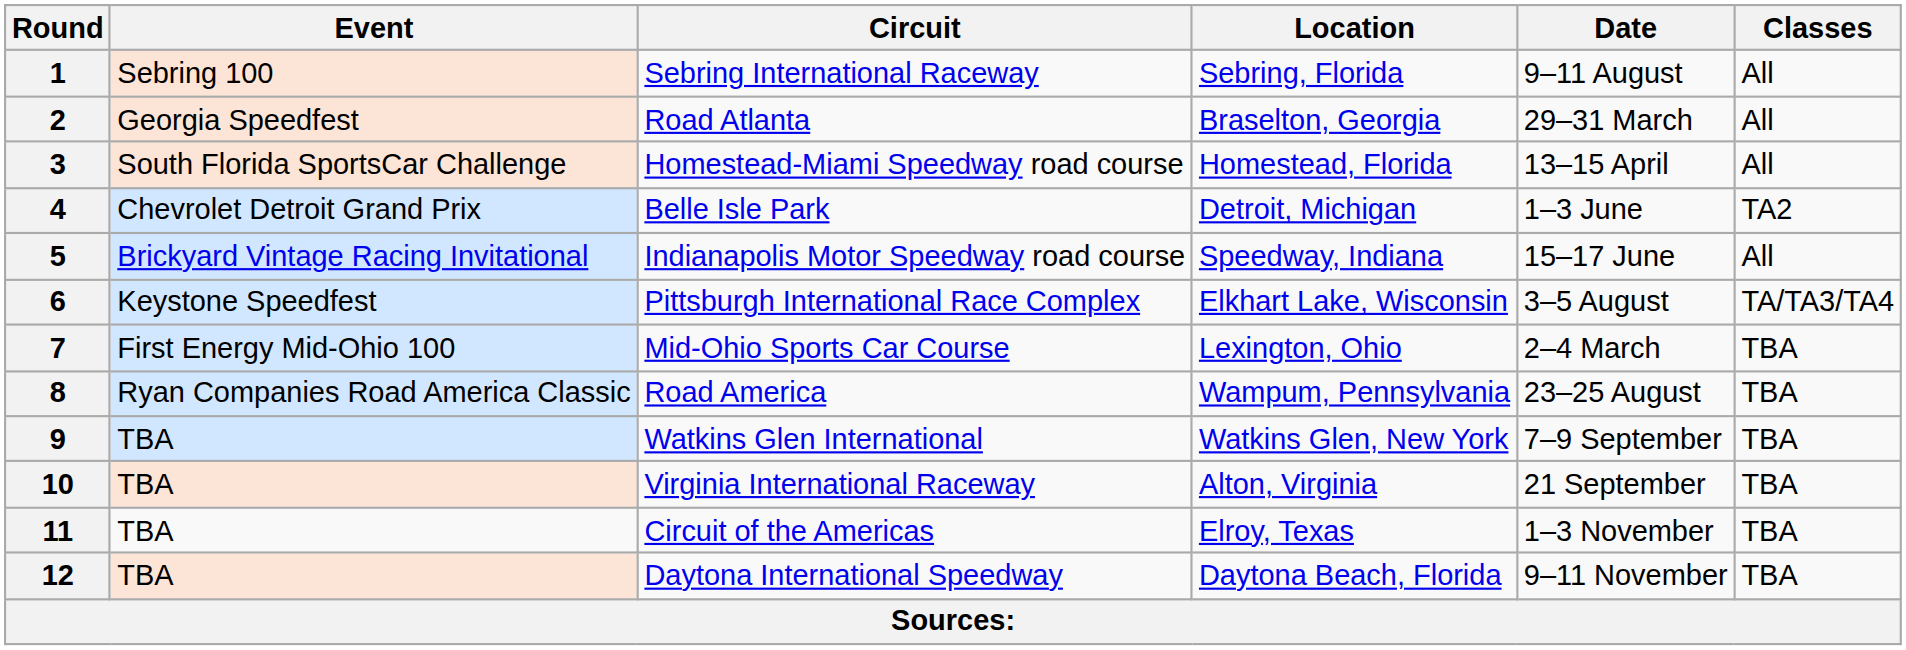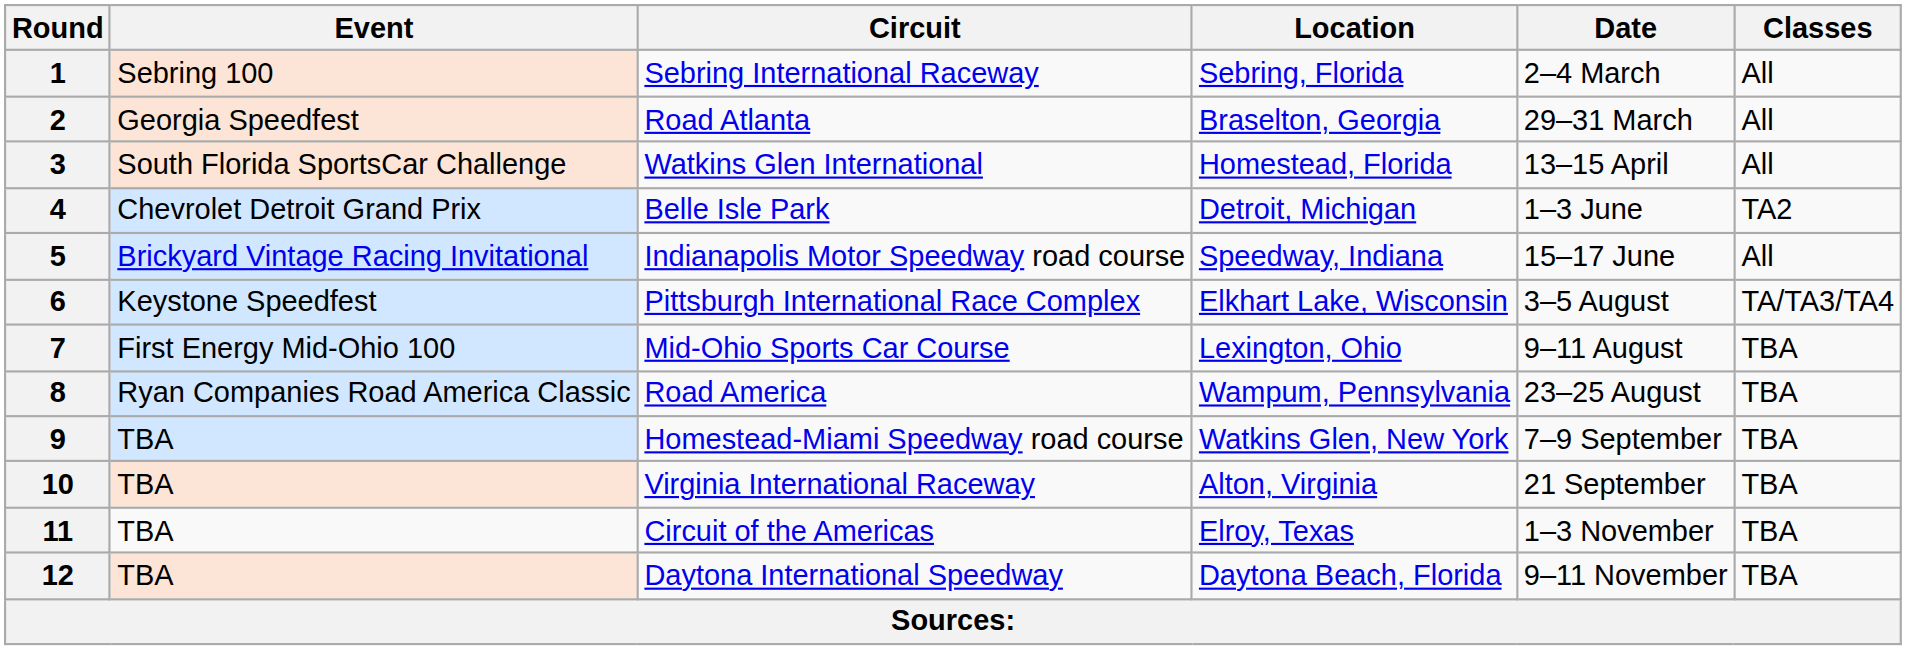(1603, 73) 9–11 August -> (1592, 73) 2–4 March
(914, 164) Homestead-Miami Speedway road course -> (814, 164) Watkins Glen International
(1592, 347) 2–4 March -> (1603, 347) 9–11 August
(814, 438) Watkins Glen International -> (914, 438) Homestead-Miami Speedway road course
